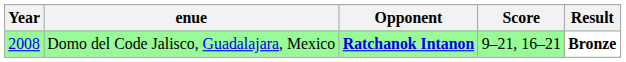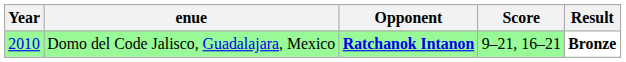(24, 44) 2008 -> (24, 44) 2010
